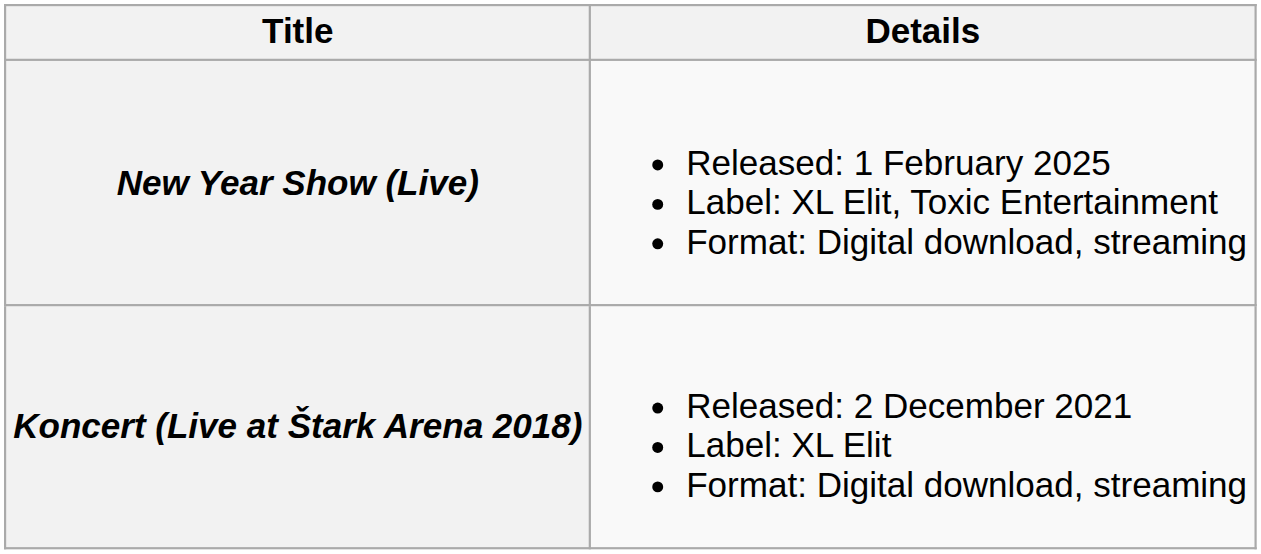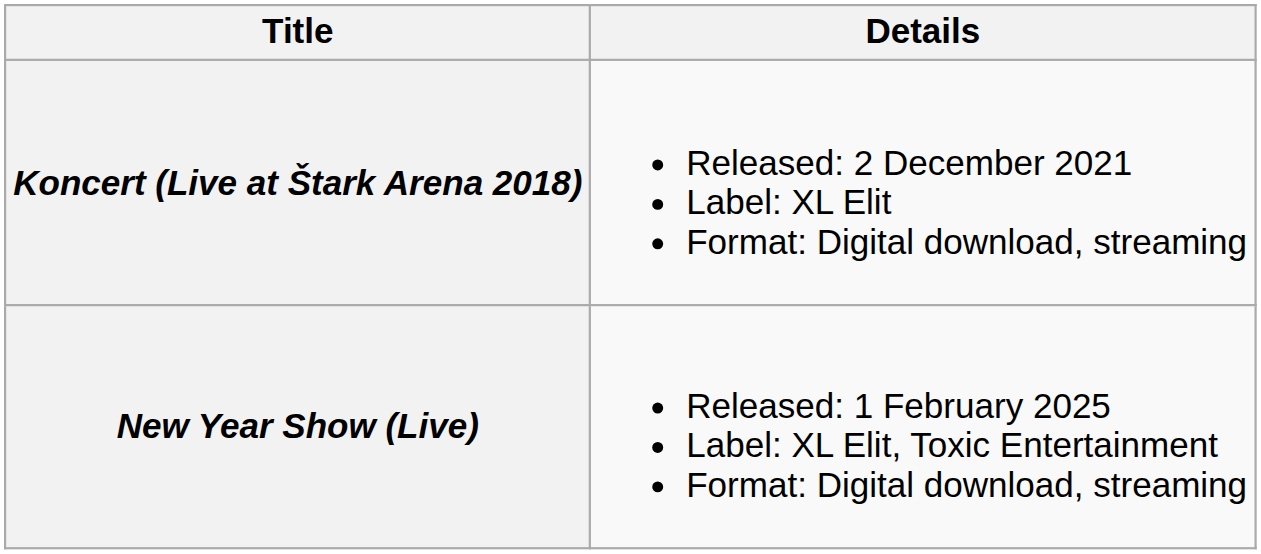rows swapped: (298, 425) <-> (298, 182)
